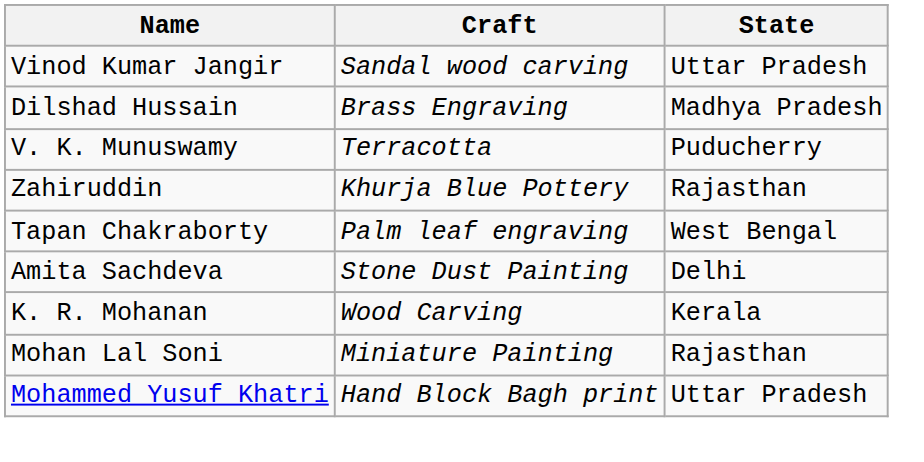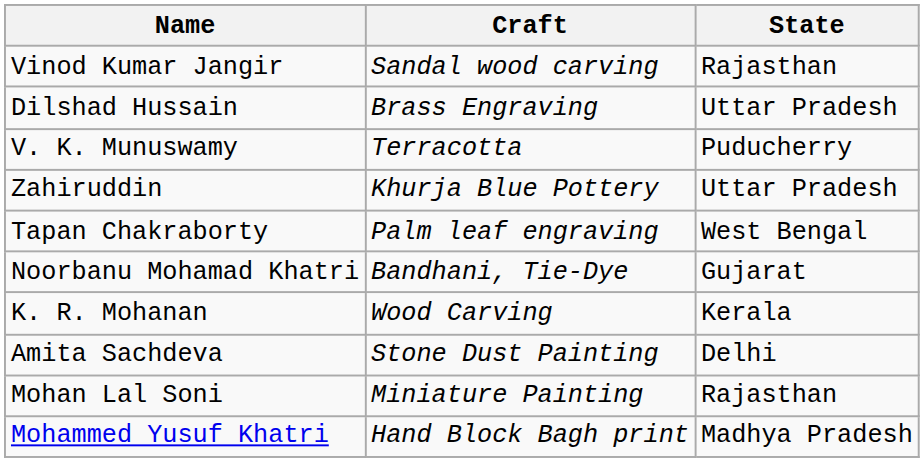(769, 67) Uttar Pradesh -> (769, 67) Rajasthan
(777, 108) Madhya Pradesh -> (799, 108) Uttar Pradesh
(739, 190) Rajasthan -> (799, 190) Uttar Pradesh
+ row: (185, 272)
rows swapped: (109, 313) <-> (117, 272)
(769, 395) Uttar Pradesh -> (807, 437) Madhya Pradesh
